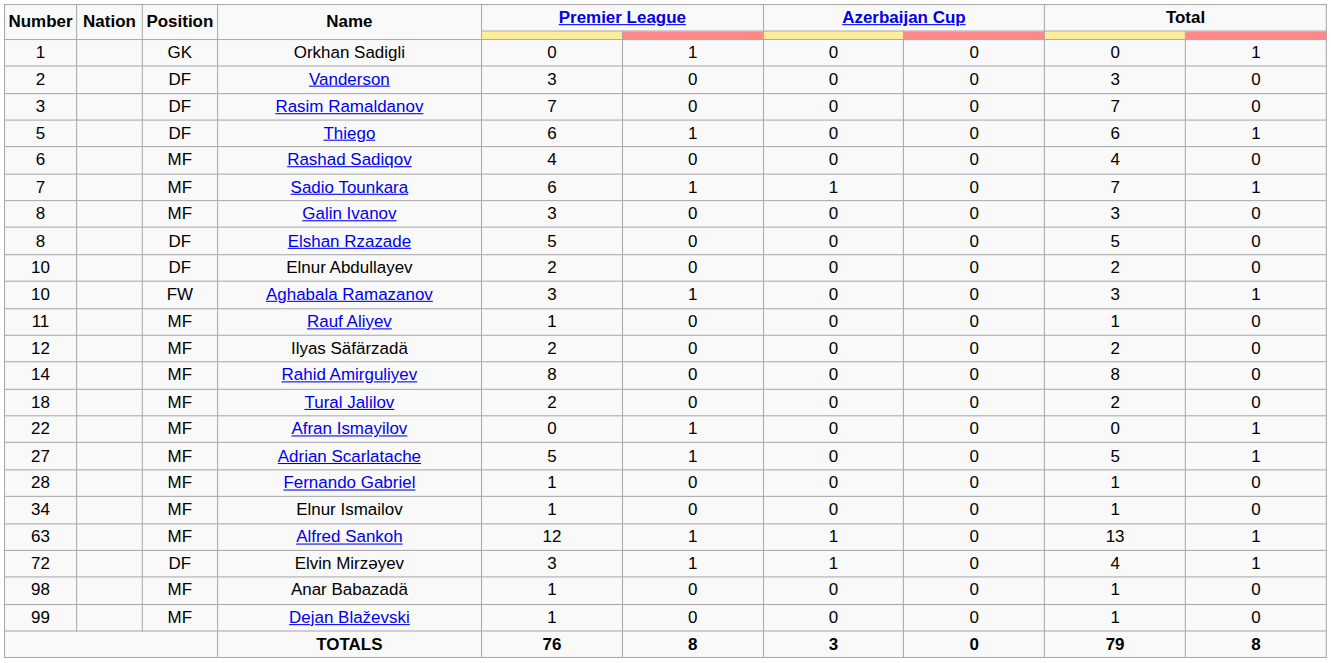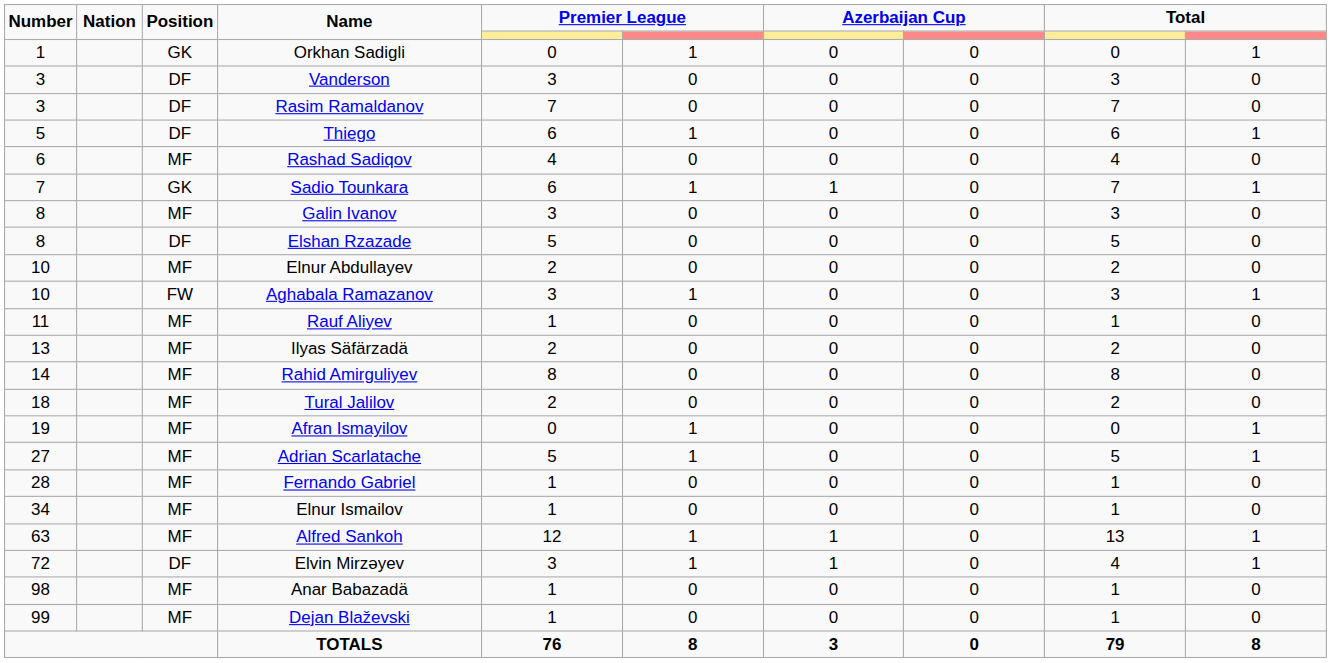(40, 79) 2 -> (40, 79) 3
(180, 187) MF -> (180, 187) GK
(180, 267) DF -> (180, 267) MF
(40, 348) 12 -> (40, 348) 13
(40, 429) 22 -> (40, 429) 19
